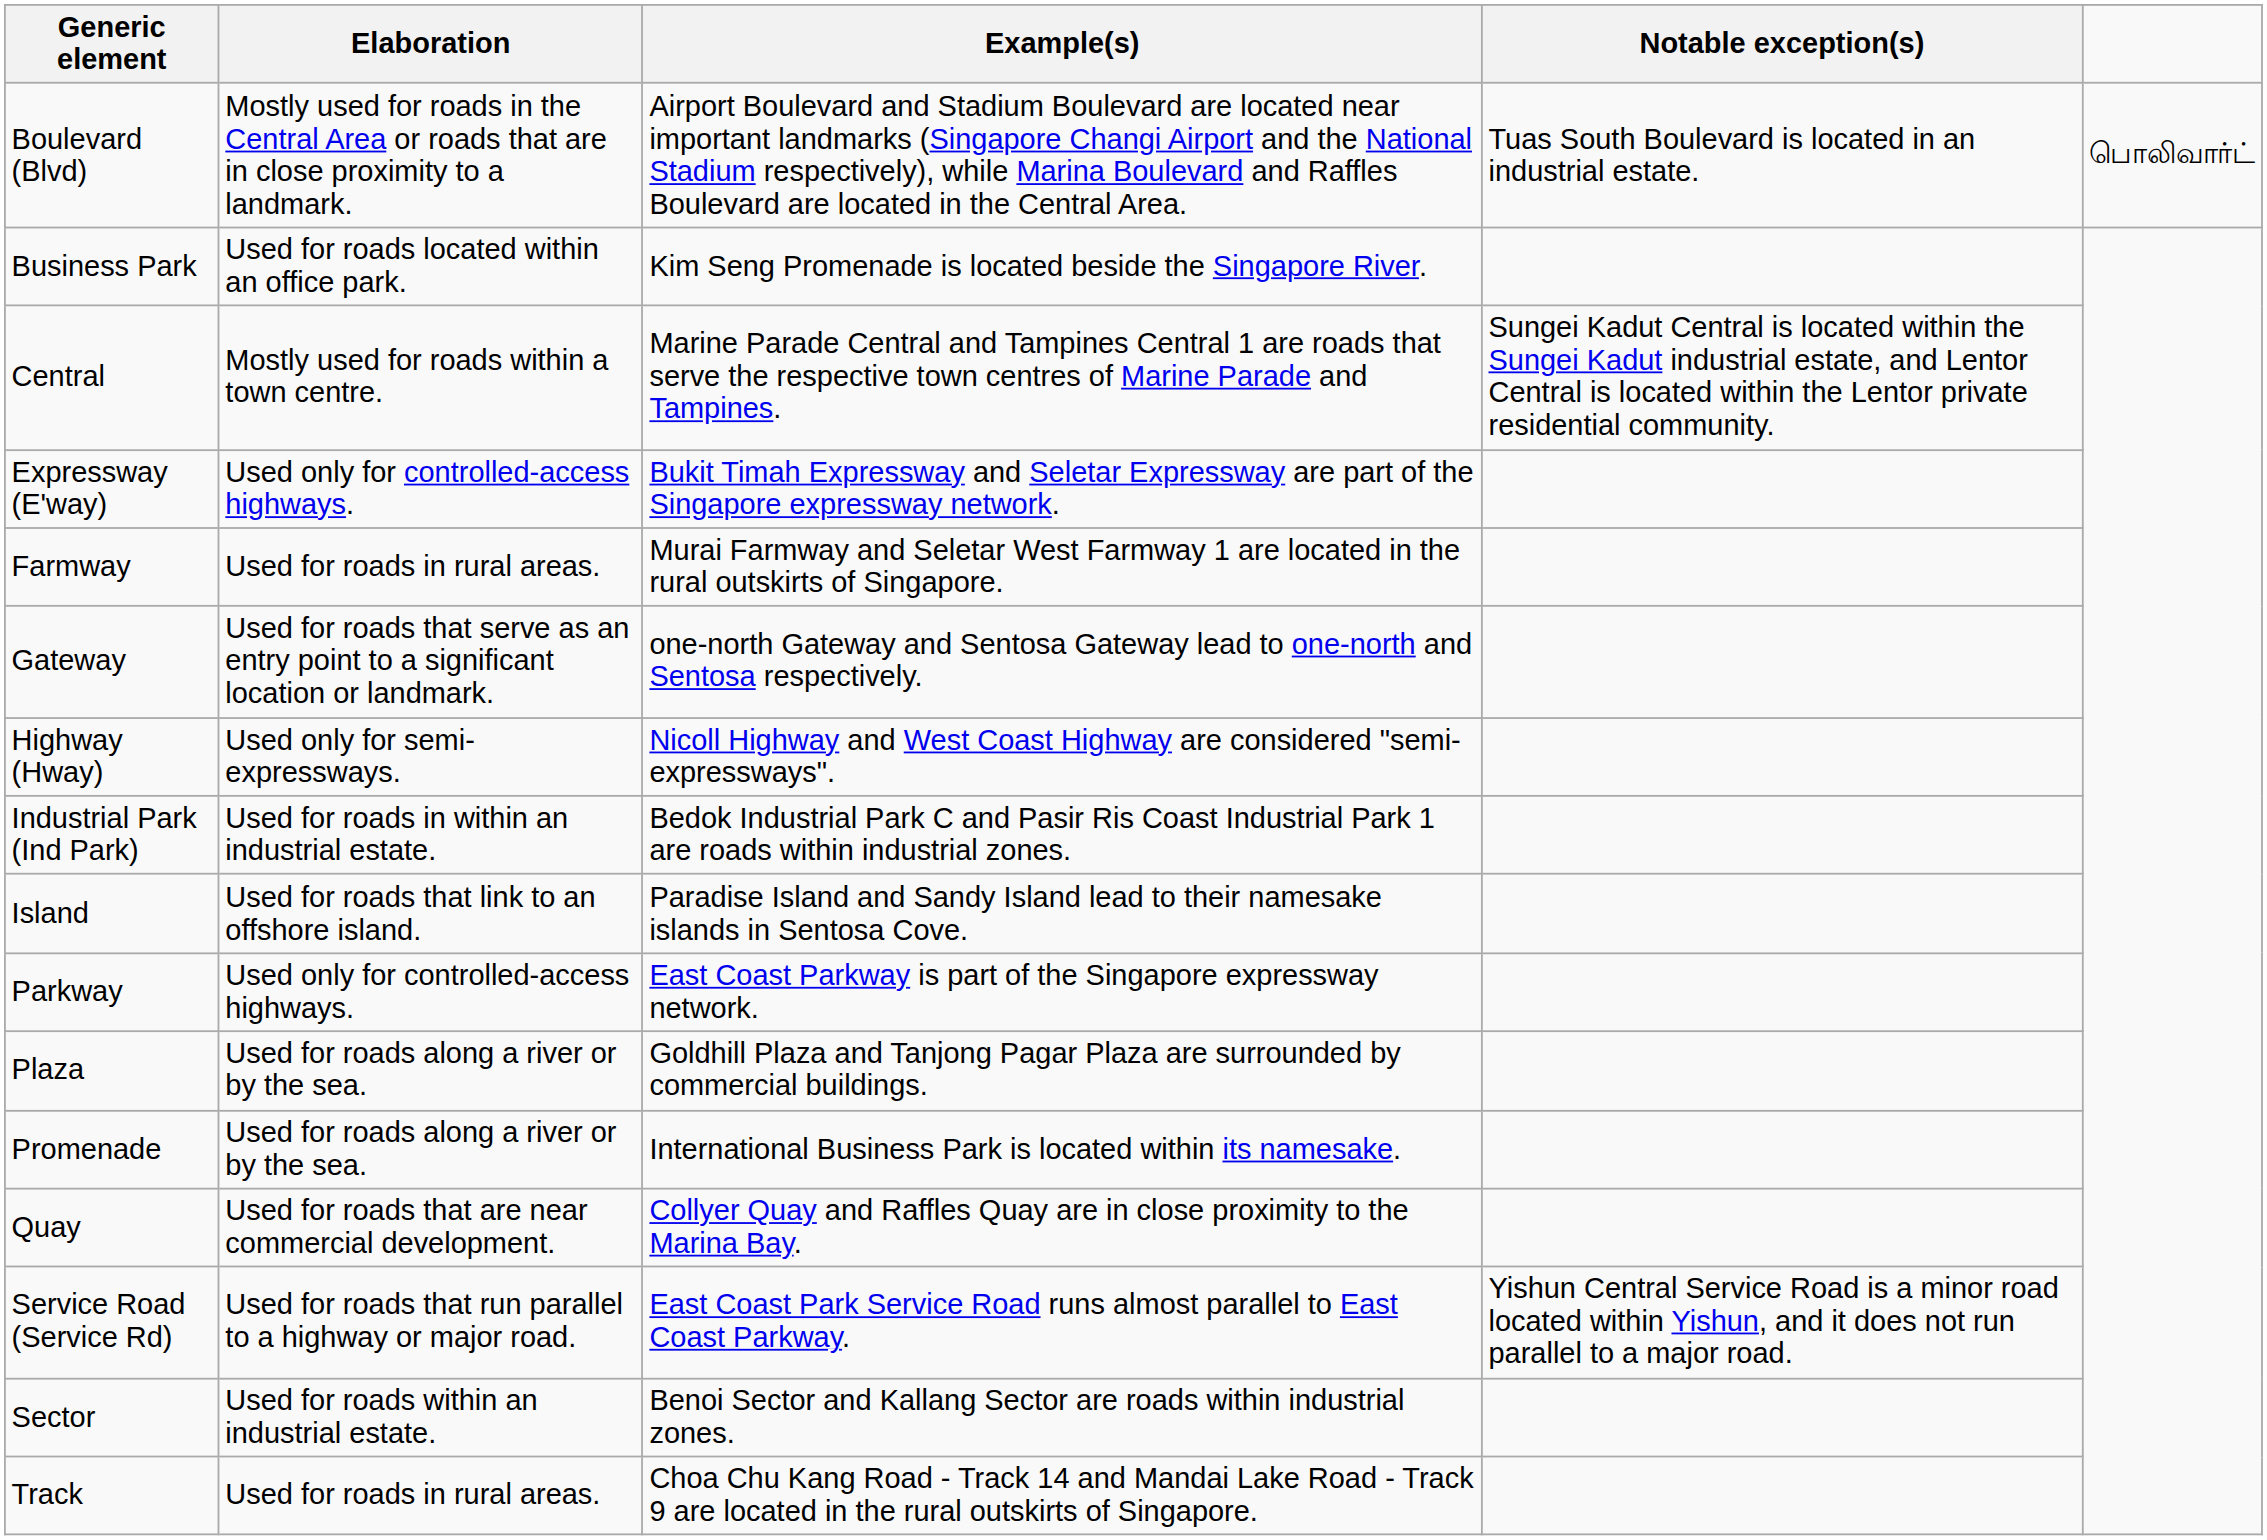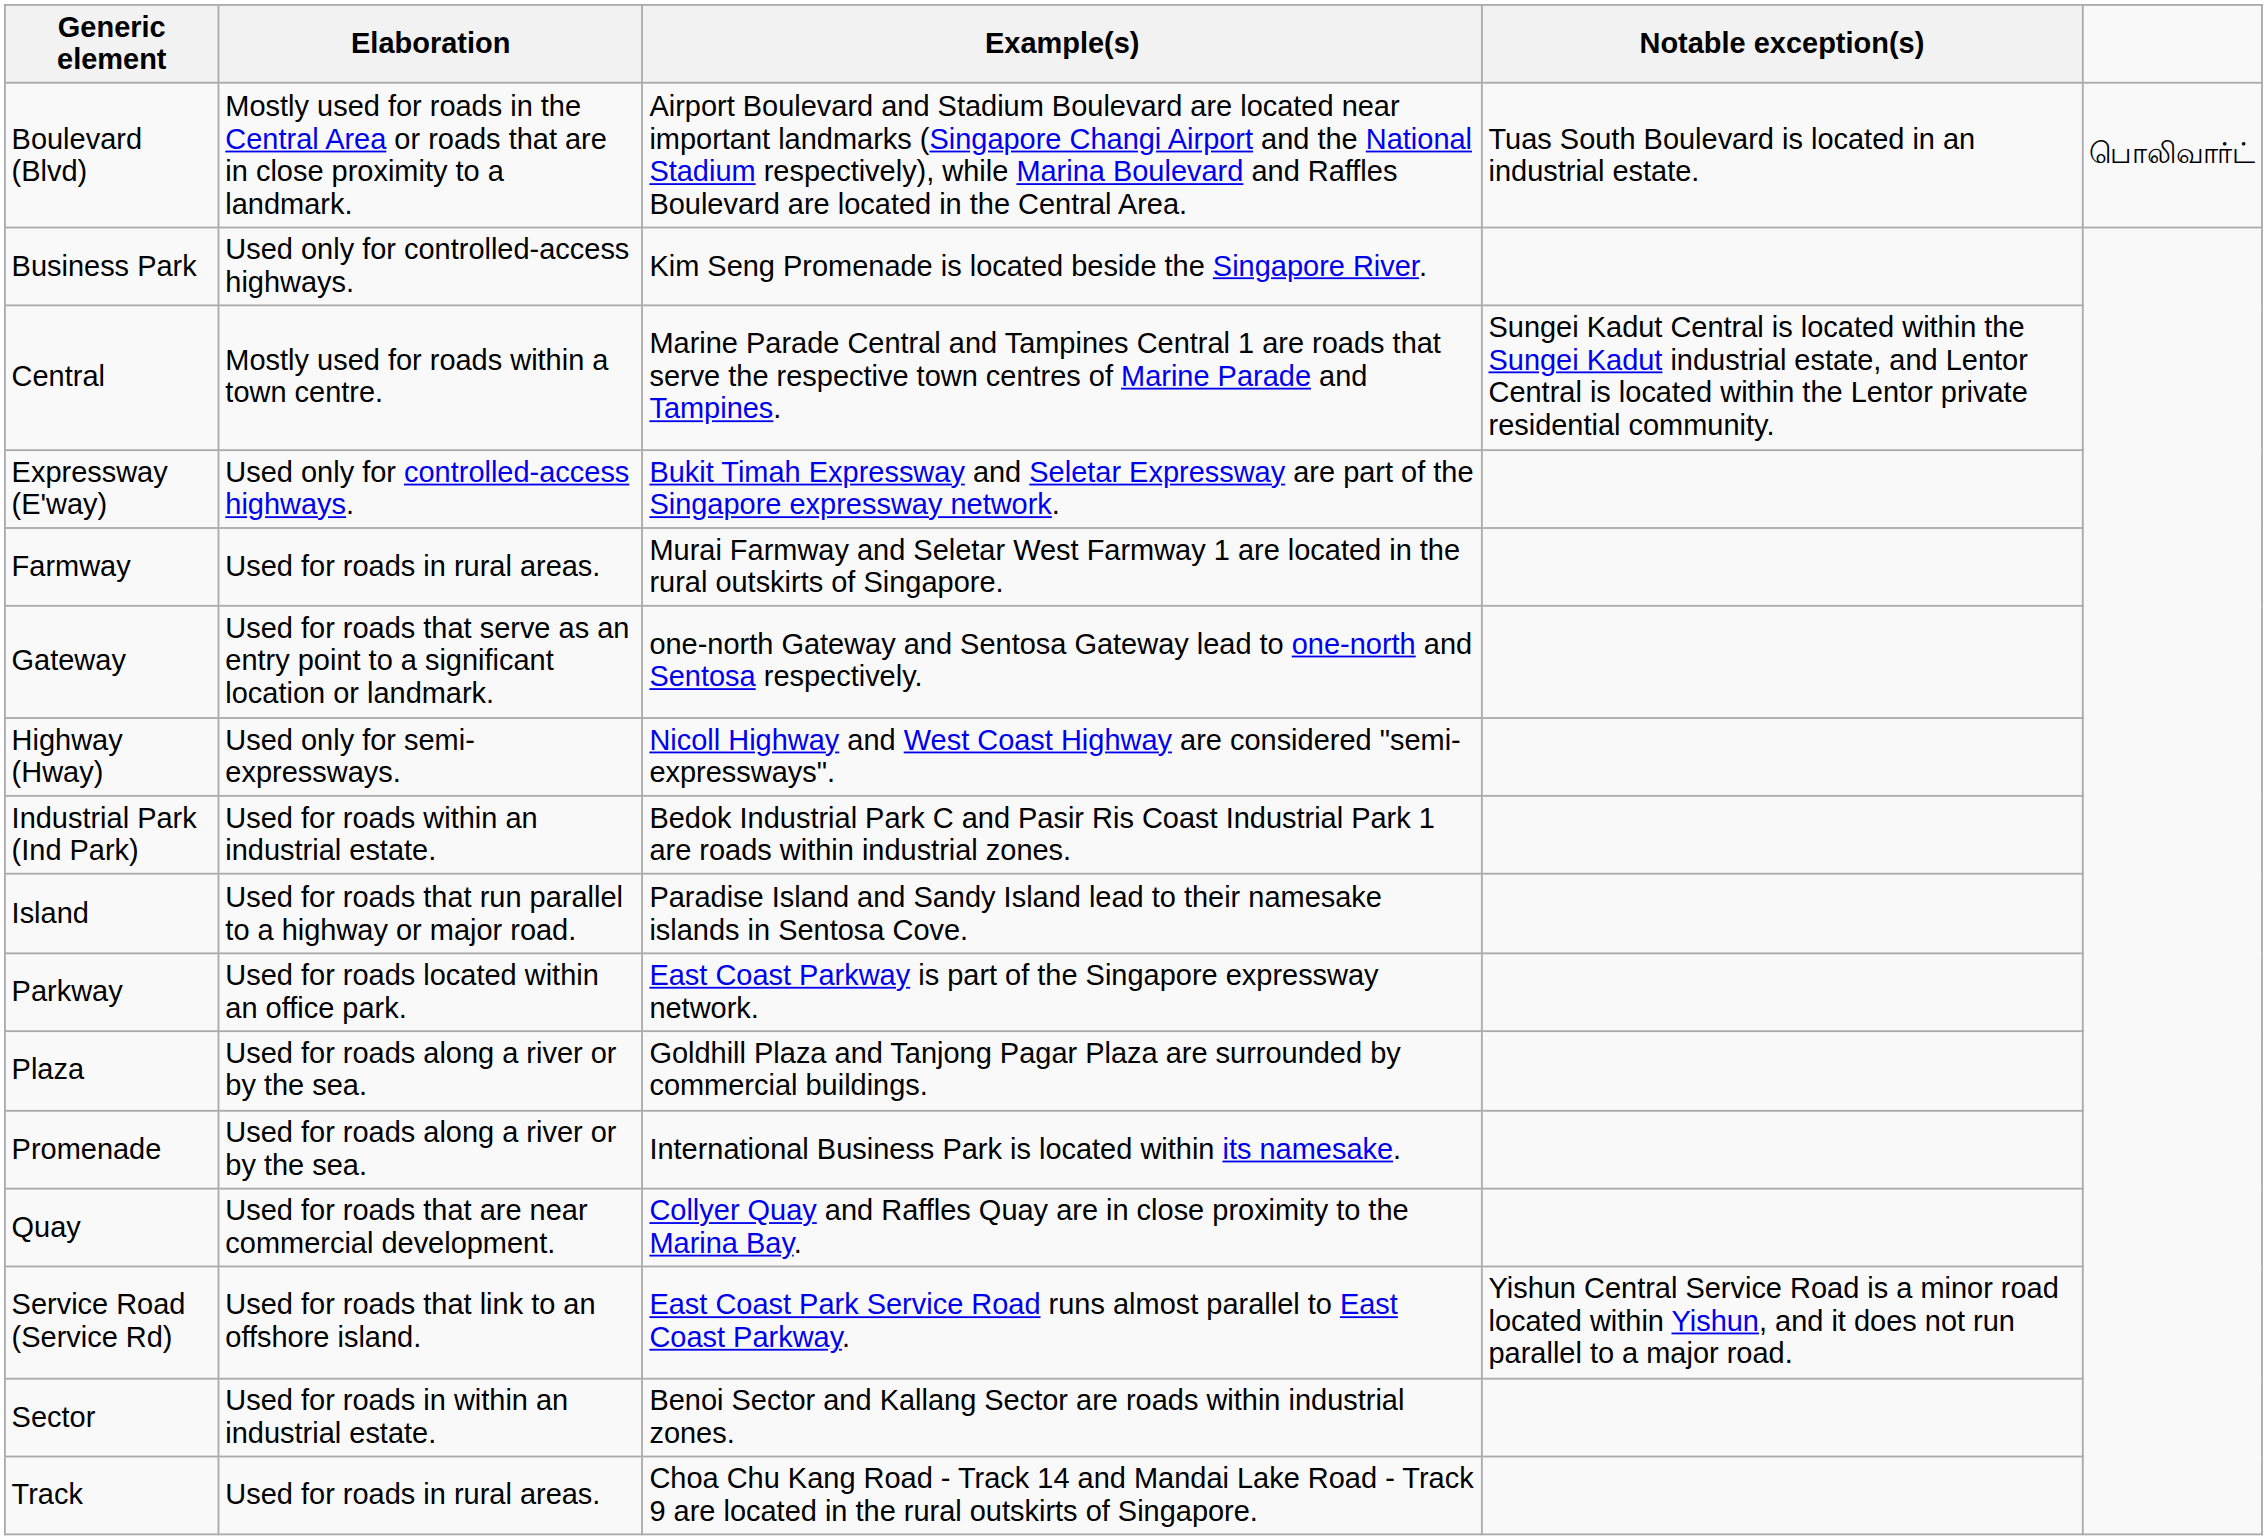(412, 265) Used for roads located within an office park. -> (427, 265) Used only for controlled-access highways.
(397, 834) Used for roads in within an industrial estate. -> (381, 834) Used for roads within an industrial estate.
(410, 913) Used for roads that link to an offshore island. -> (424, 913) Used for roads that run parallel to a highway or major road.
(427, 991) Used only for controlled-access highways. -> (412, 991) Used for roads located within an office park.
(424, 1322) Used for roads that run parallel to a highway or major road. -> (410, 1322) Used for roads that link to an offshore island.
(381, 1416) Used for roads within an industrial estate. -> (397, 1416) Used for roads in within an industrial estate.
